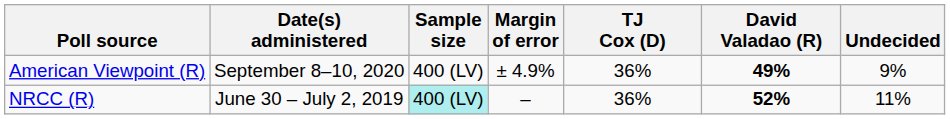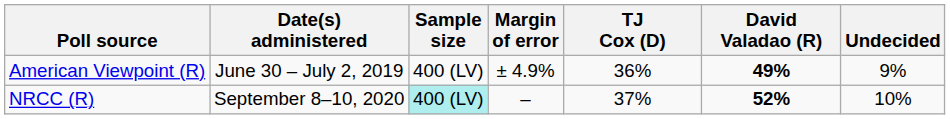(309, 70) September 8–10, 2020 -> (309, 70) June 30 – July 2, 2019
(309, 100) June 30 – July 2, 2019 -> (309, 100) September 8–10, 2020
(633, 100) 36% -> (633, 100) 37%
(893, 100) 11% -> (893, 100) 10%
